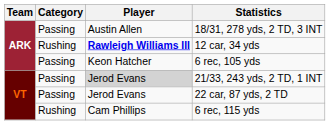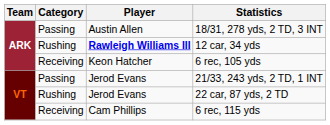(56, 62) Passing -> (61, 62) Receiving
(117, 78) lightgrey background -> (117, 78) no background
(56, 95) Passing -> (57, 95) Rushing
(57, 111) Rushing -> (61, 111) Receiving
